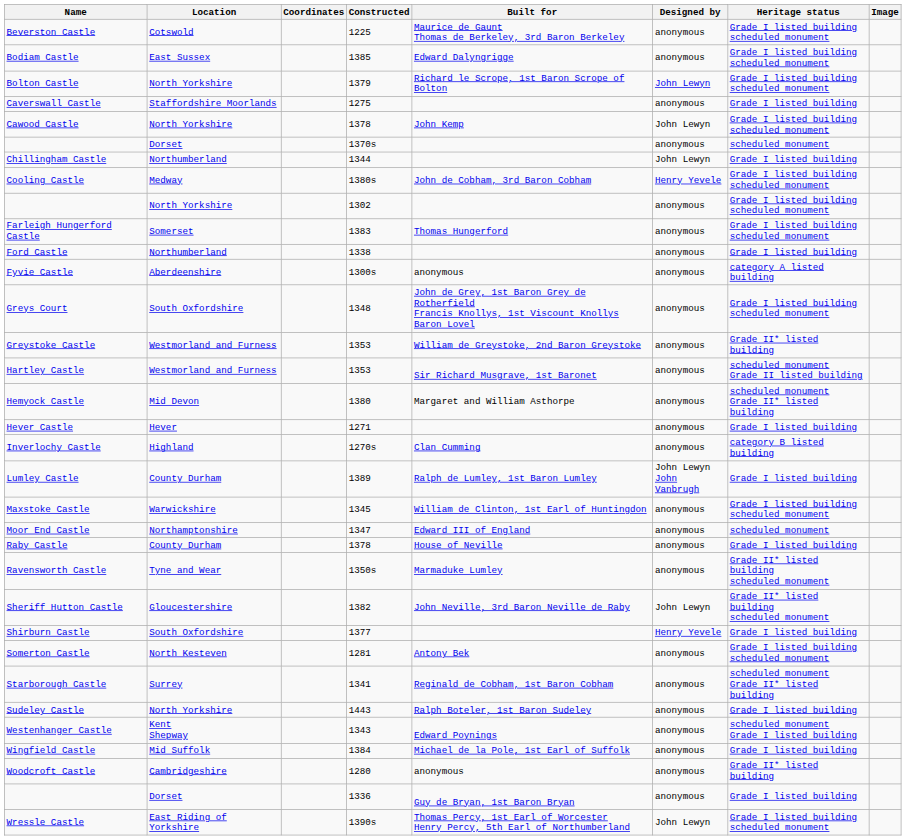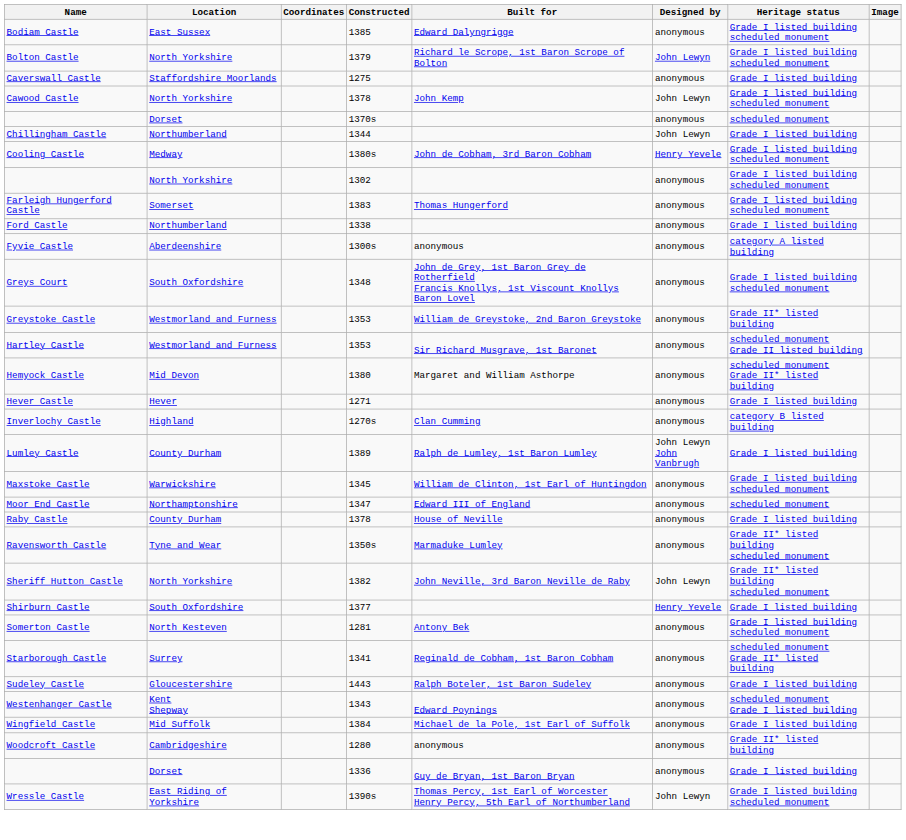- row: (51, 32)
(191, 607) Gloucestershire -> (191, 582) North Yorkshire
(191, 710) North Yorkshire -> (191, 684) Gloucestershire
